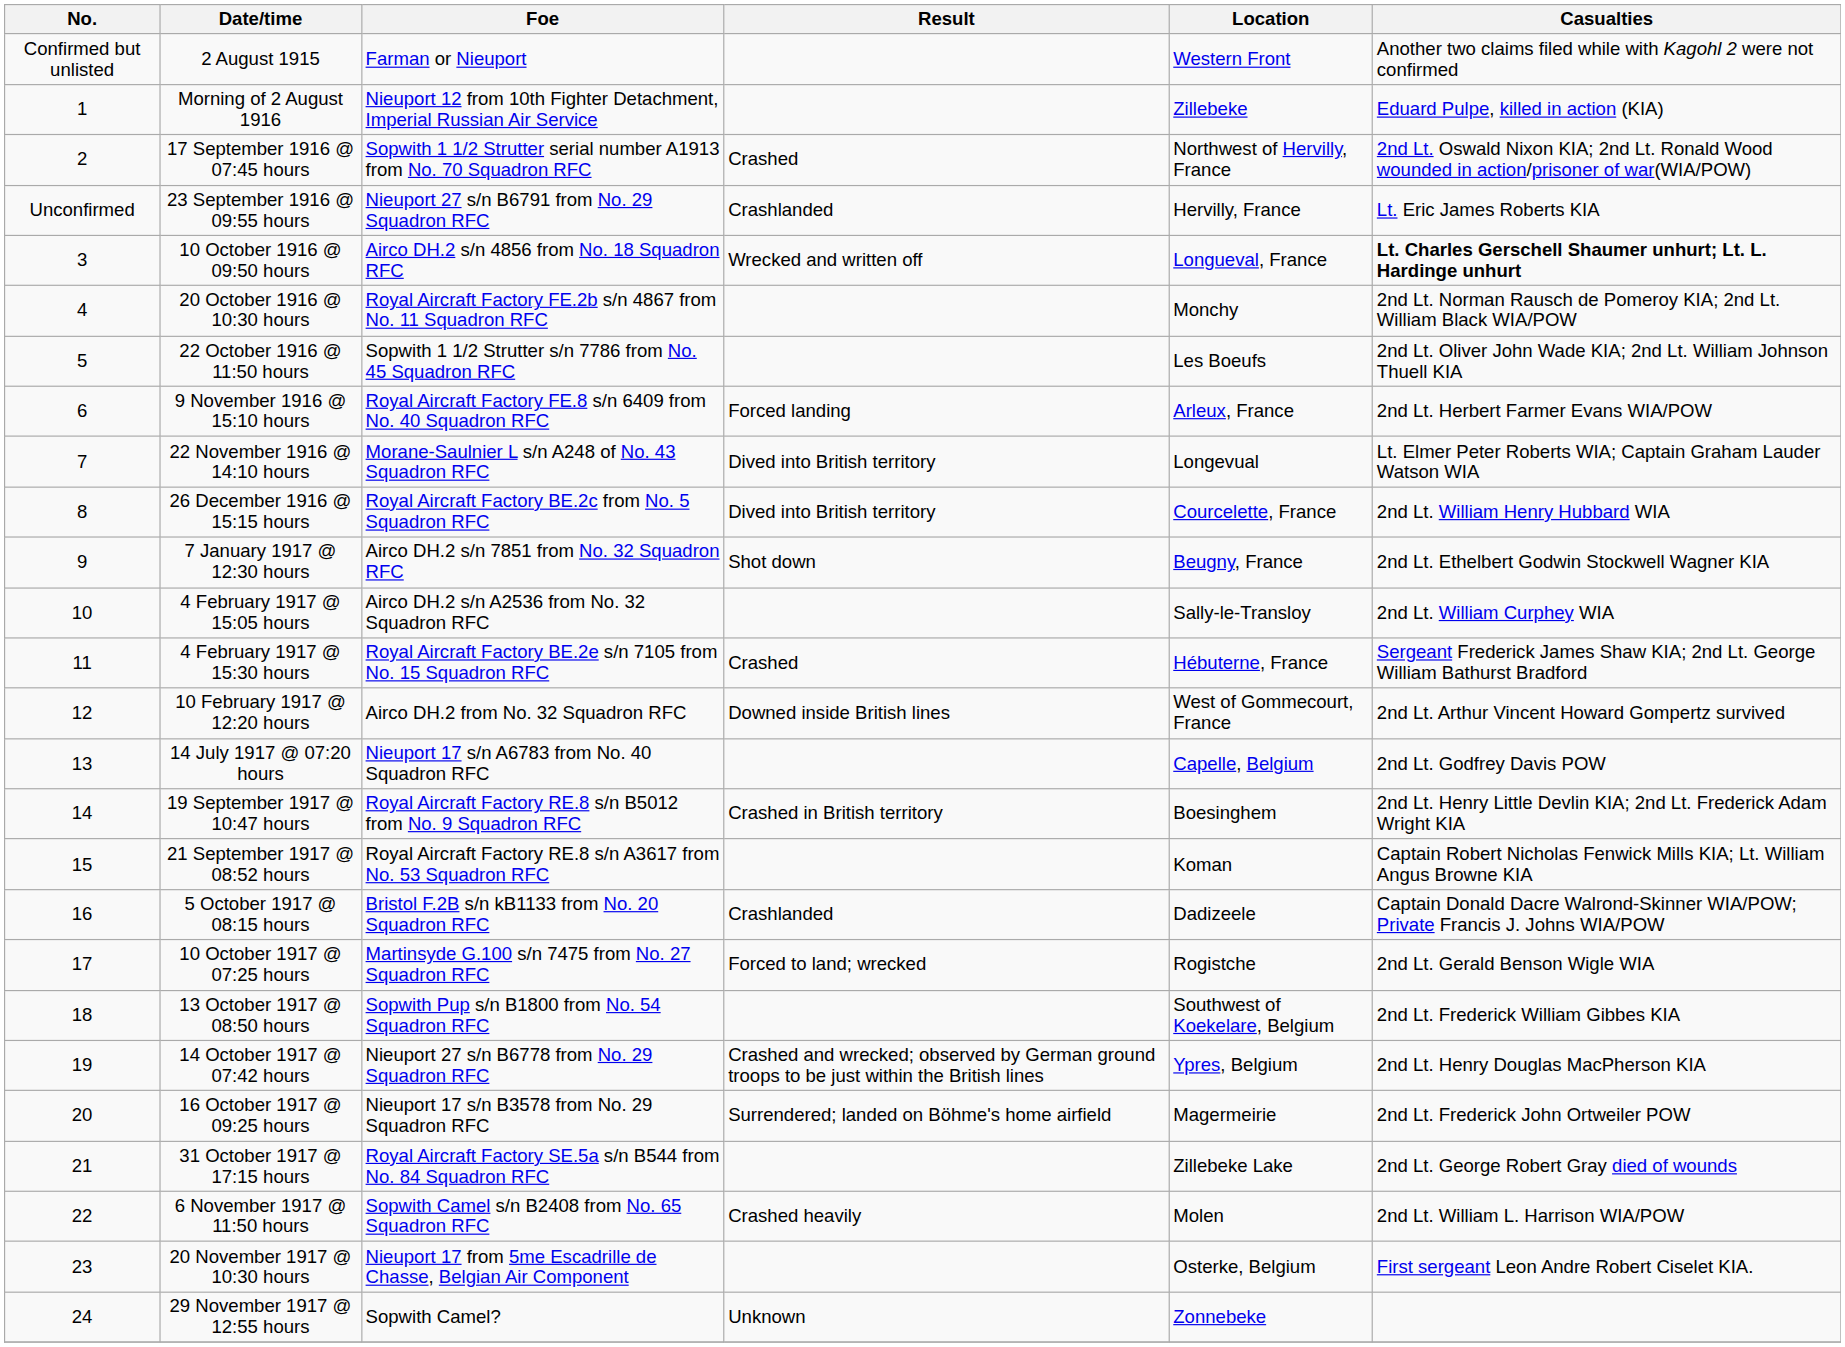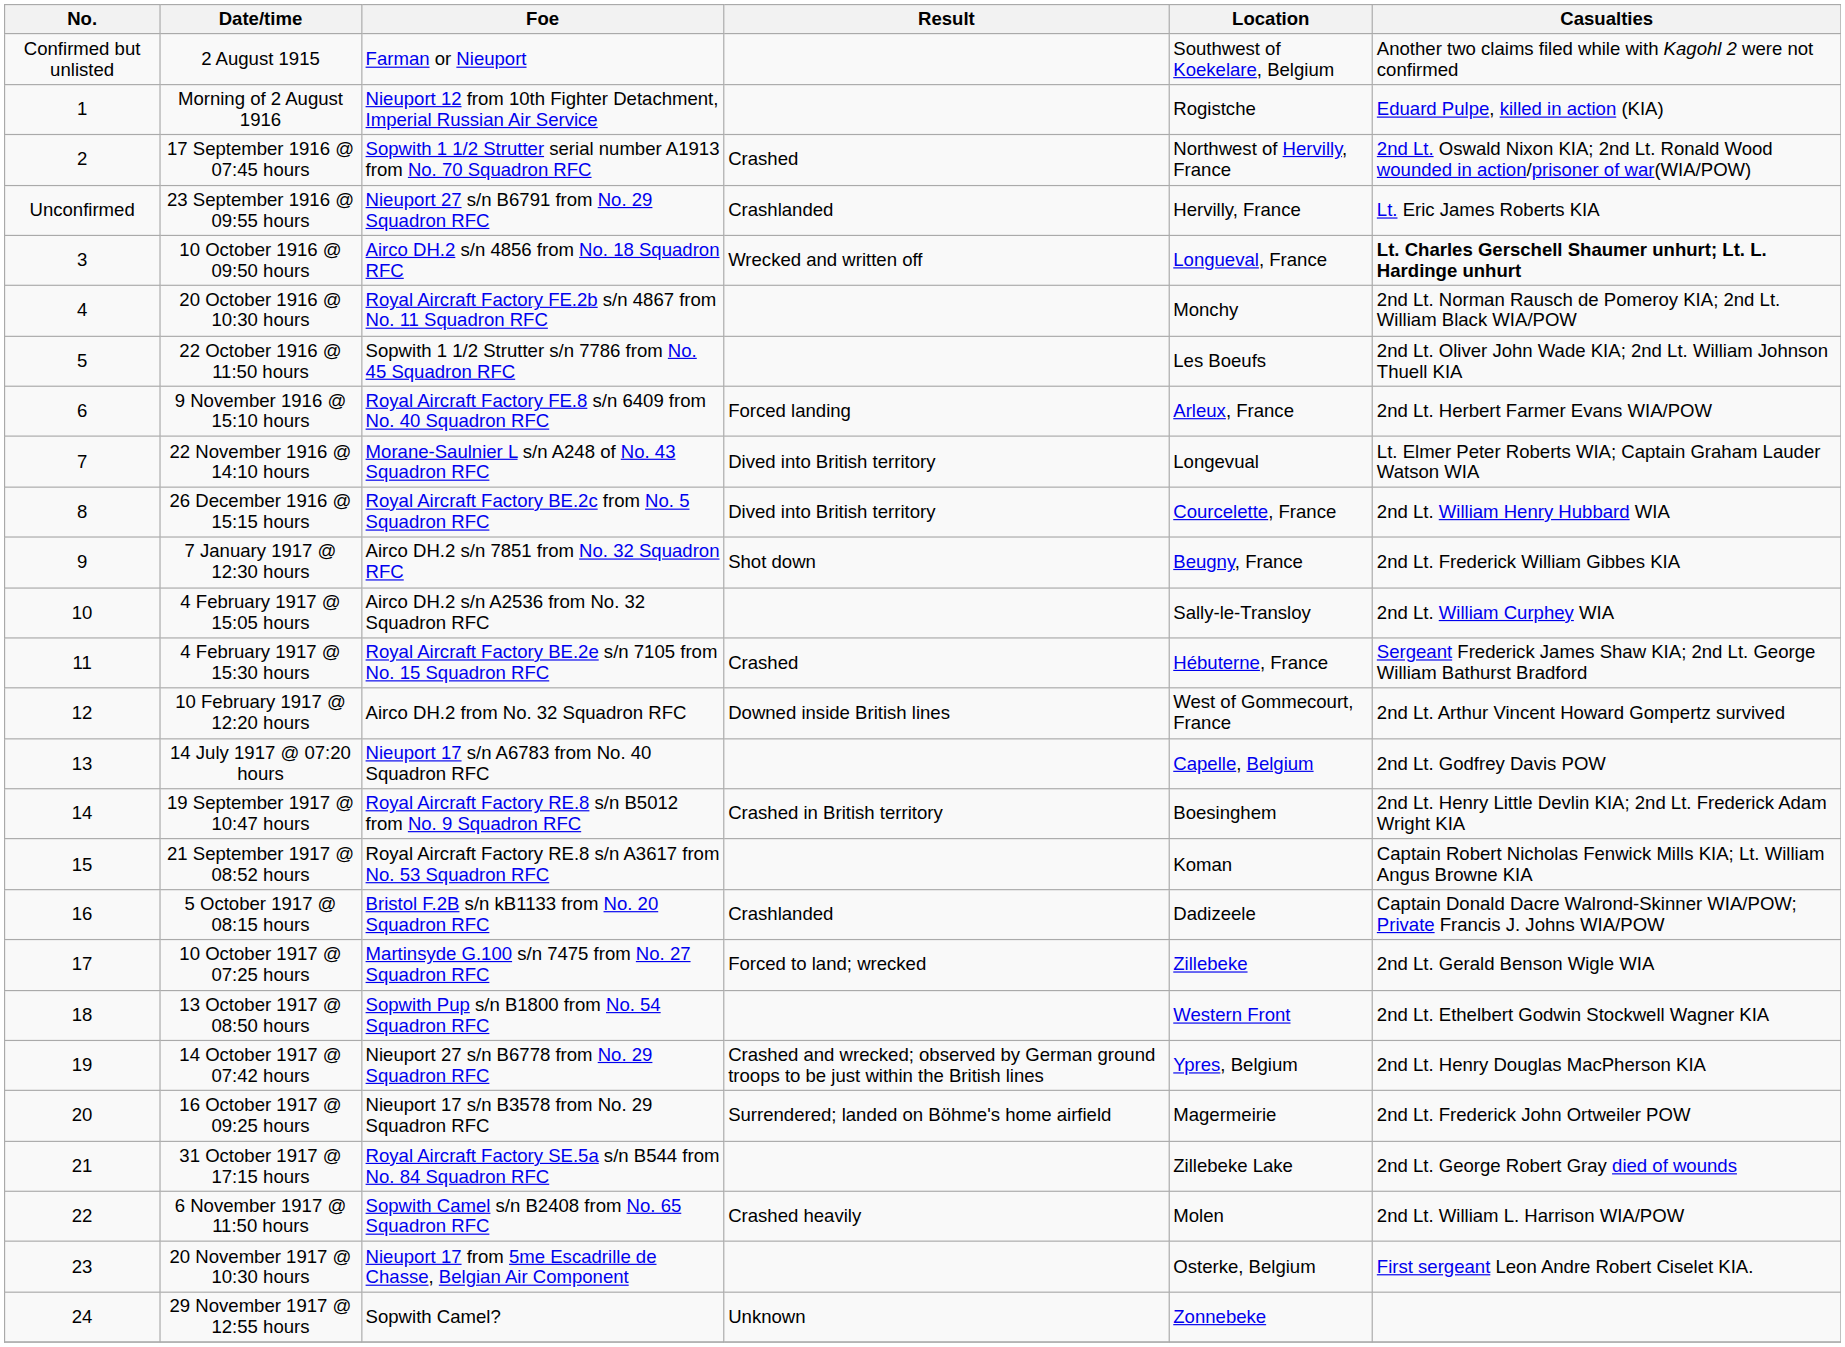(1232, 59) Western Front -> (1254, 59) Southwest of Koekelare, Belgium
(1210, 109) Zillebeke -> (1215, 109) Rogistche
(1573, 562) 2nd Lt. Ethelbert Godwin Stockwell Wagner KIA -> (1528, 562) 2nd Lt. Frederick William Gibbes KIA
(1215, 964) Rogistche -> (1210, 964) Zillebeke
(1254, 1015) Southwest of Koekelare, Belgium -> (1232, 1015) Western Front
(1528, 1015) 2nd Lt. Frederick William Gibbes KIA -> (1573, 1015) 2nd Lt. Ethelbert Godwin Stockwell Wagner KIA
